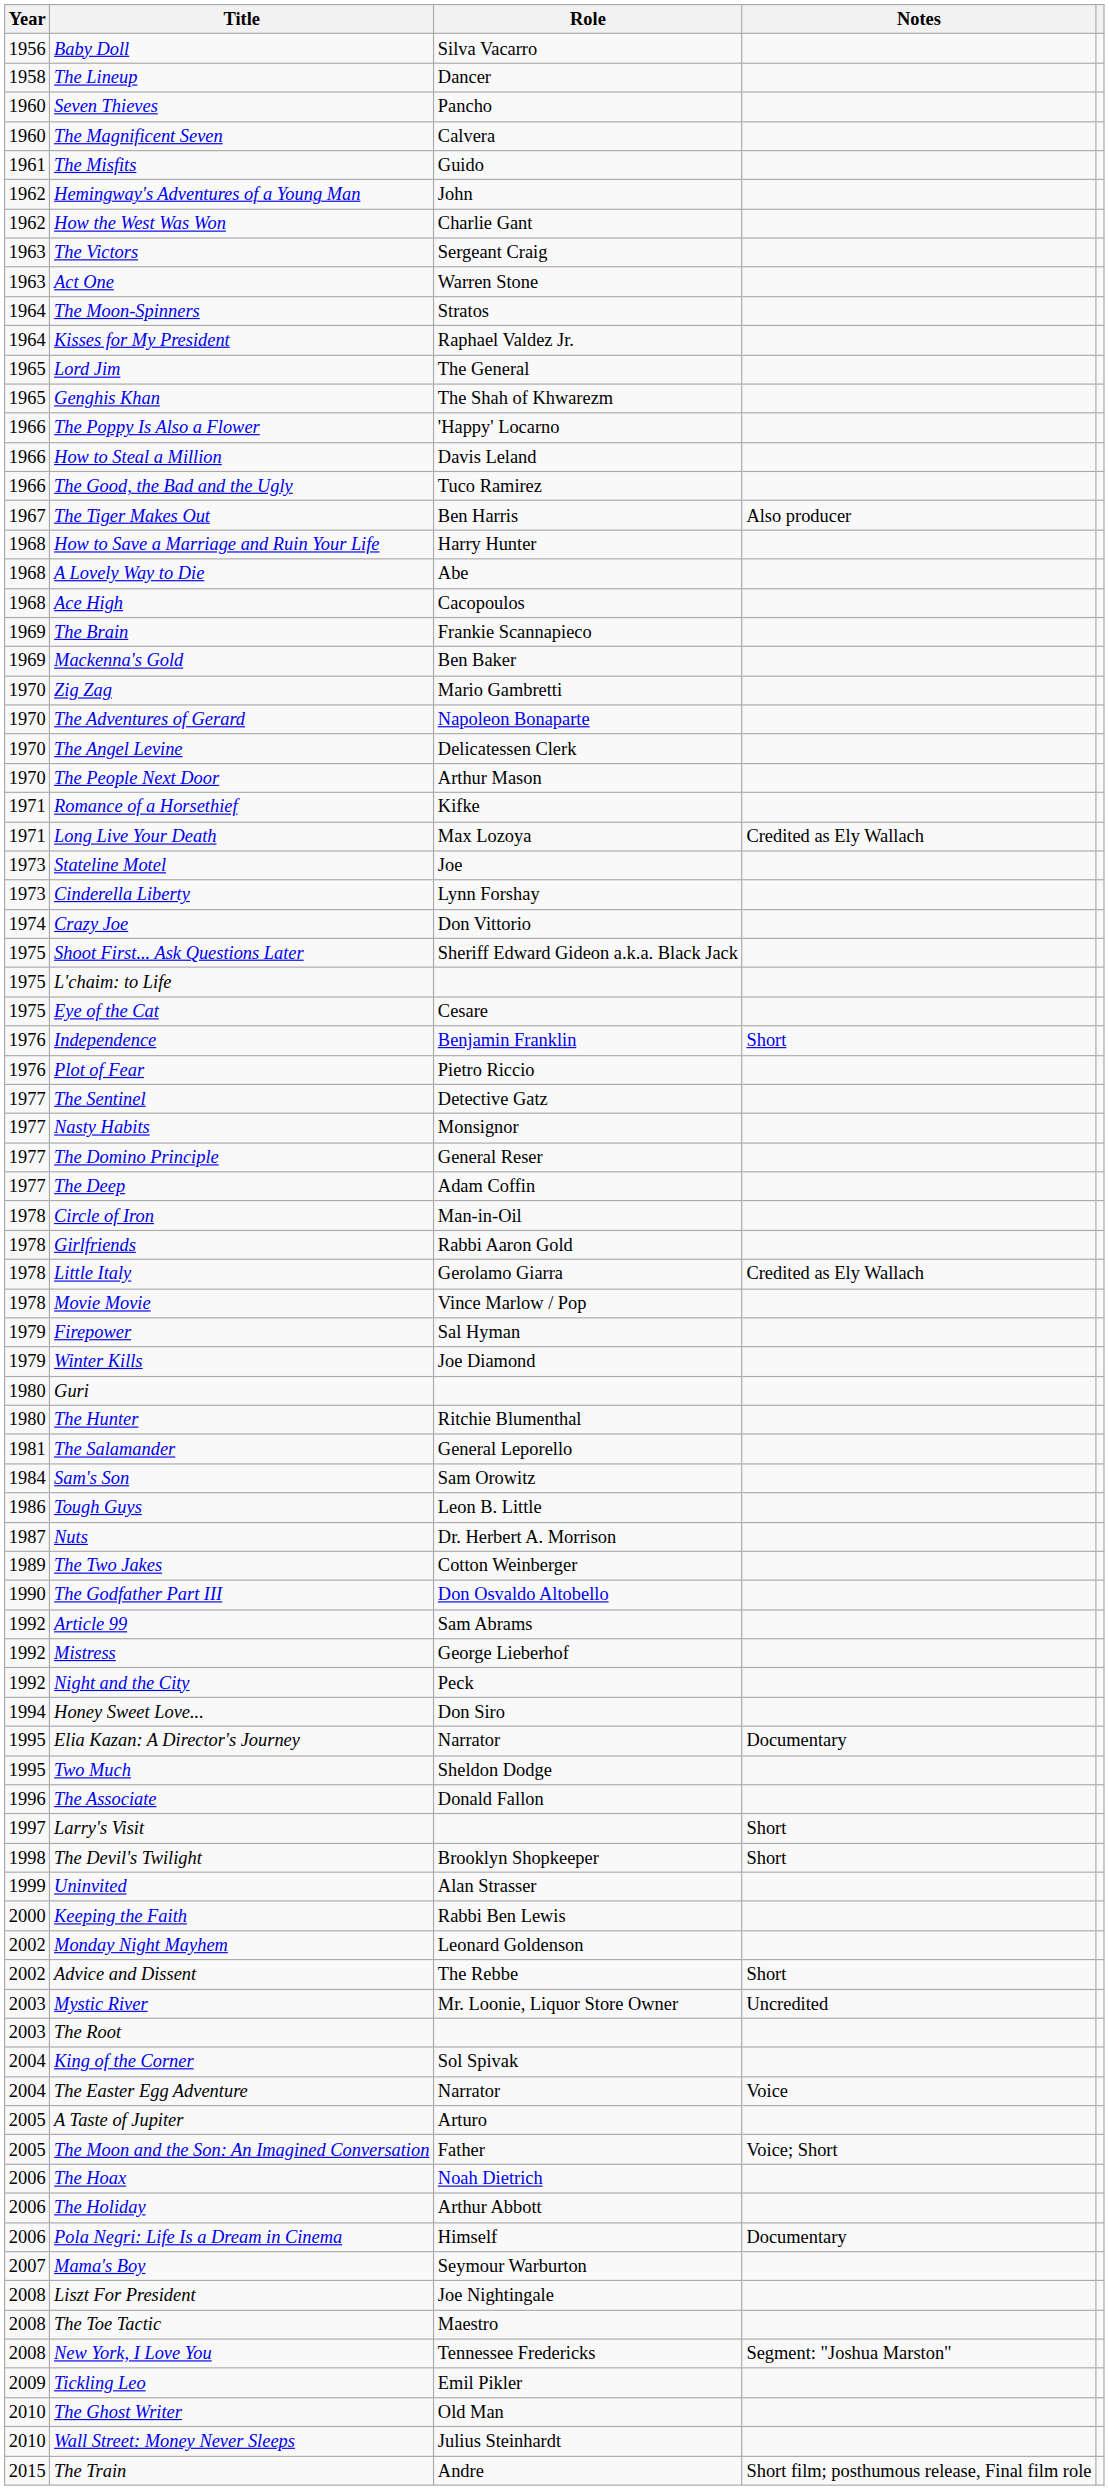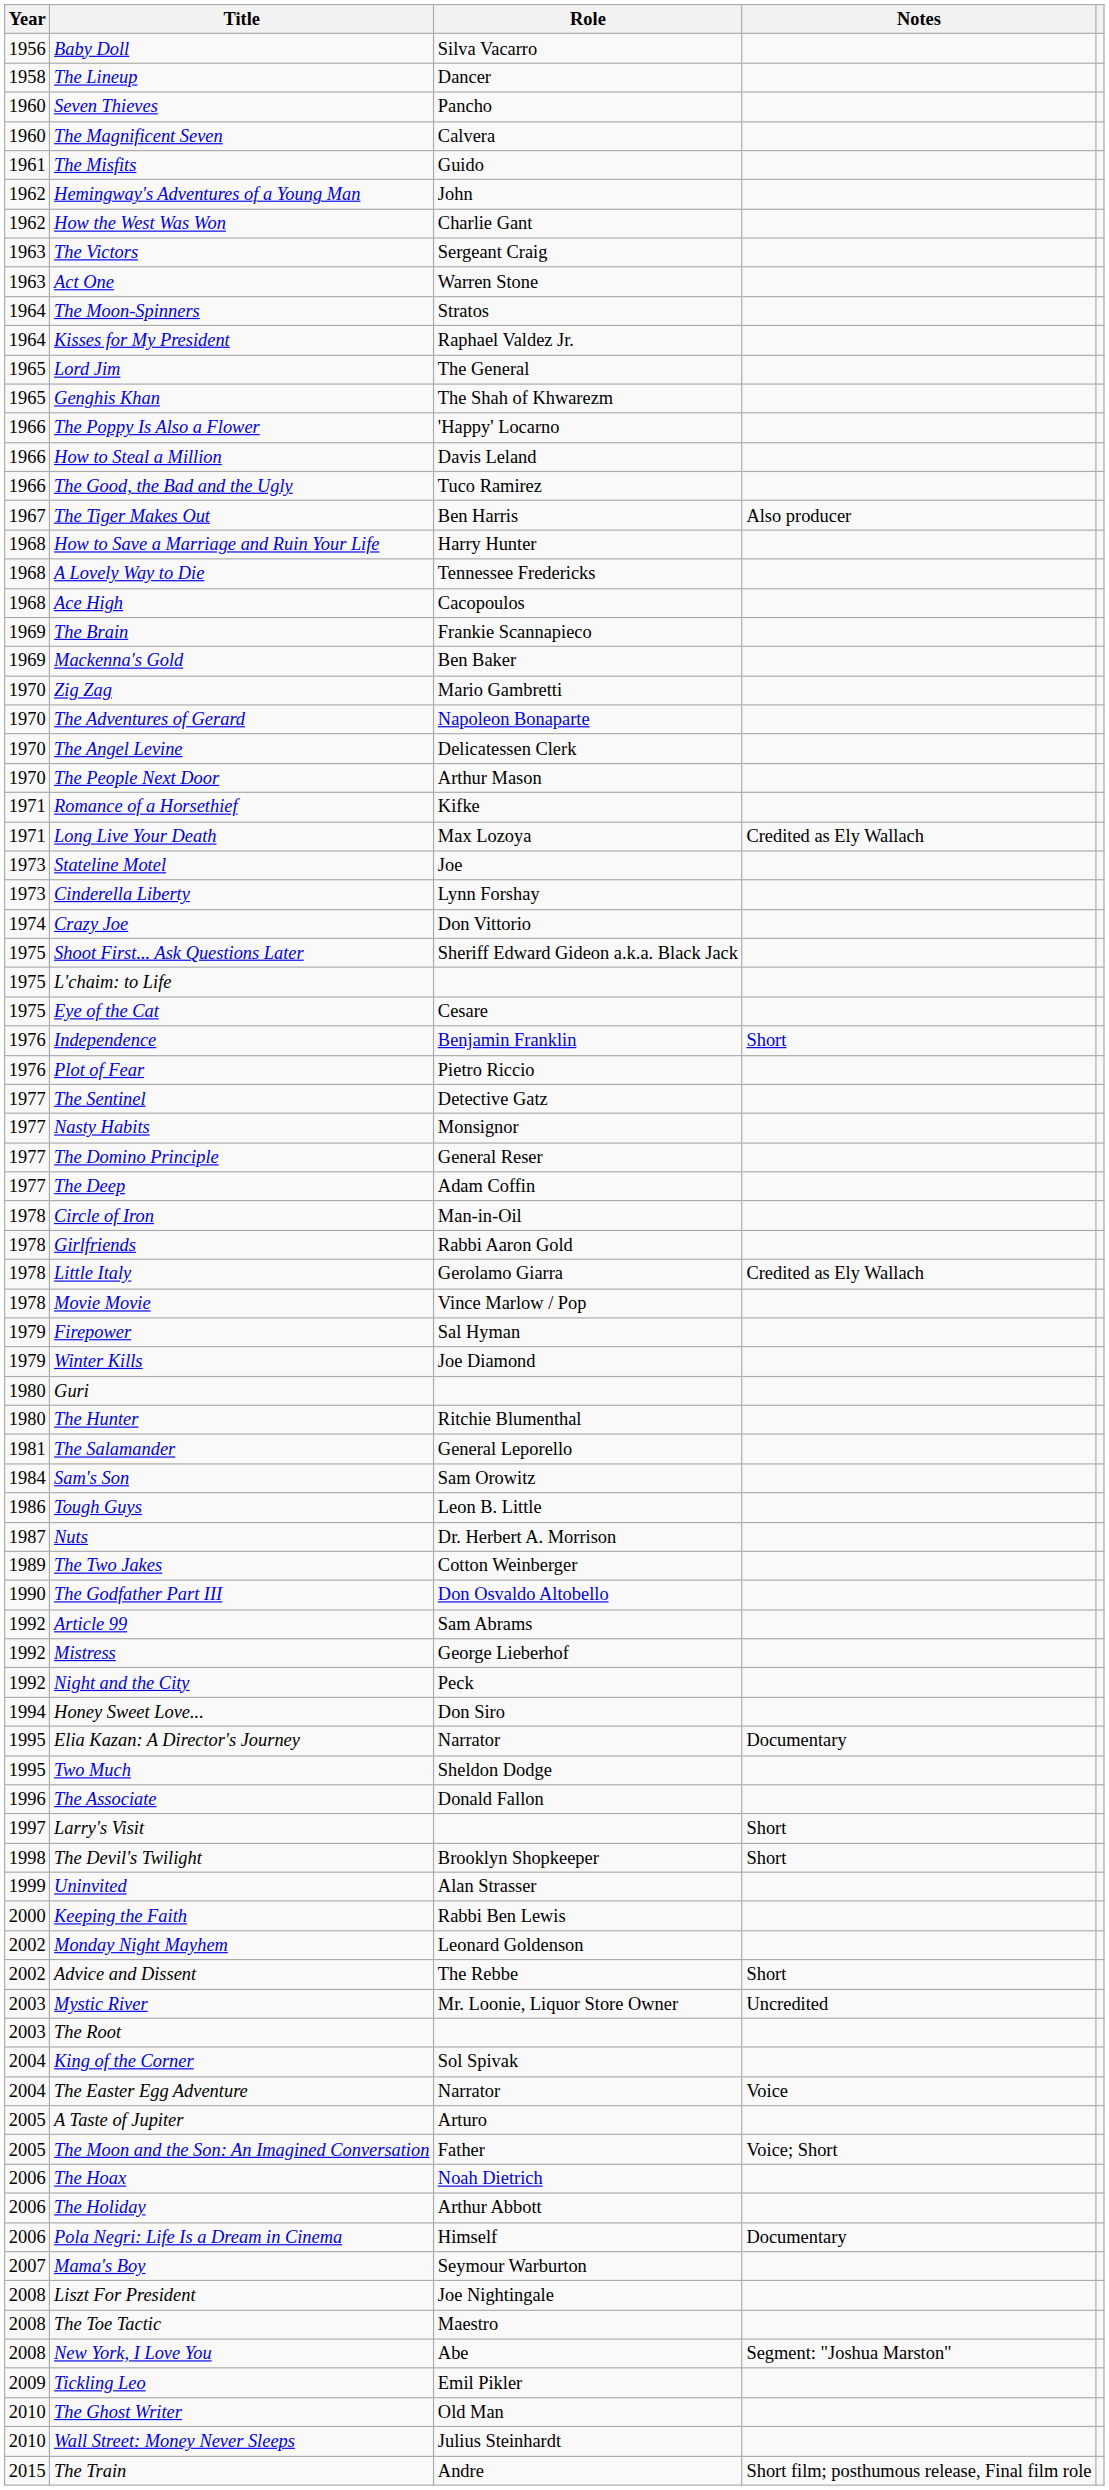(453, 573) Abe -> (517, 573) Tennessee Fredericks
(517, 2353) Tennessee Fredericks -> (453, 2353) Abe
